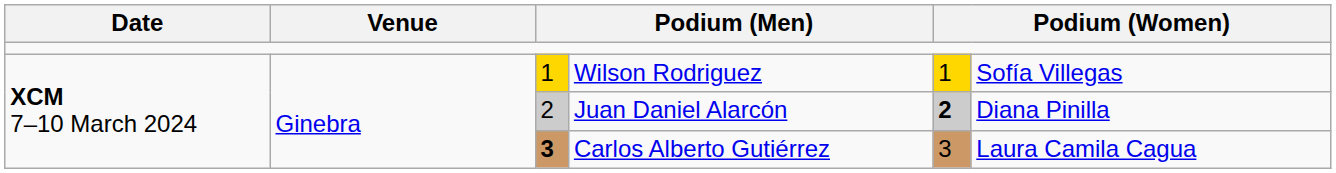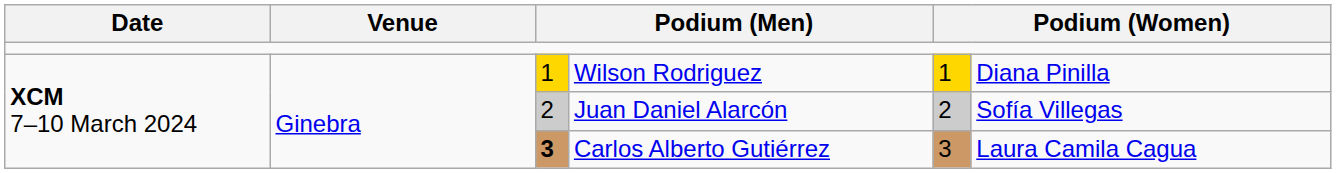(1049, 72) Sofía Villegas -> (1043, 72) Diana Pinilla
(945, 110) bold -> (945, 110) normal
(1043, 110) Diana Pinilla -> (1049, 110) Sofía Villegas
